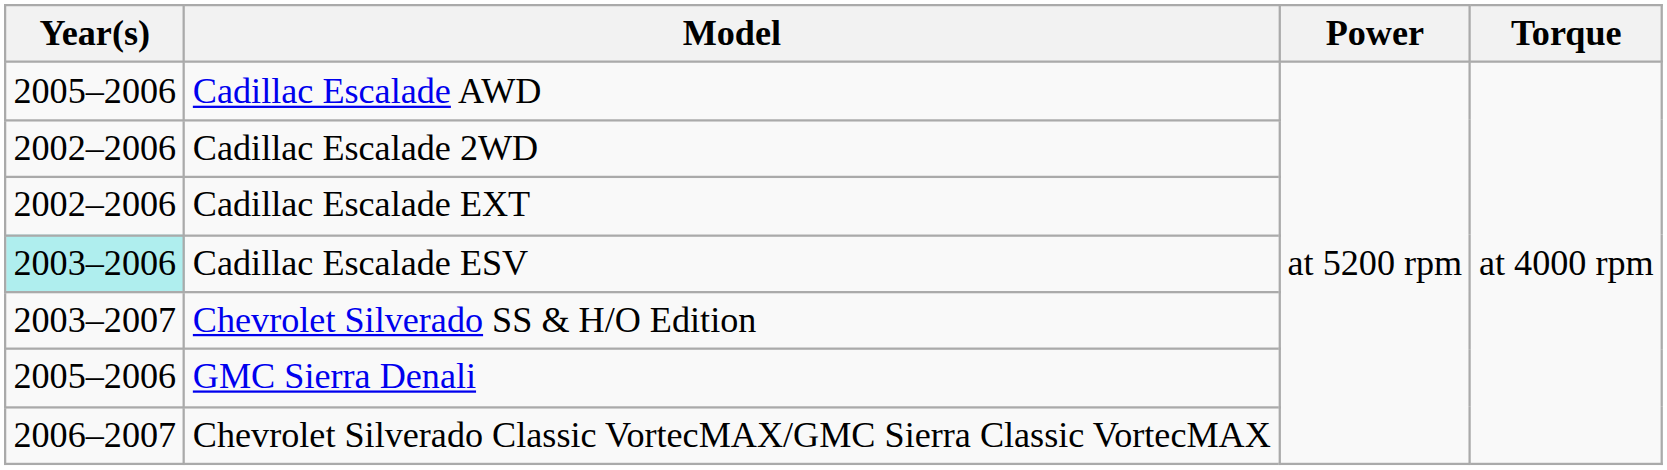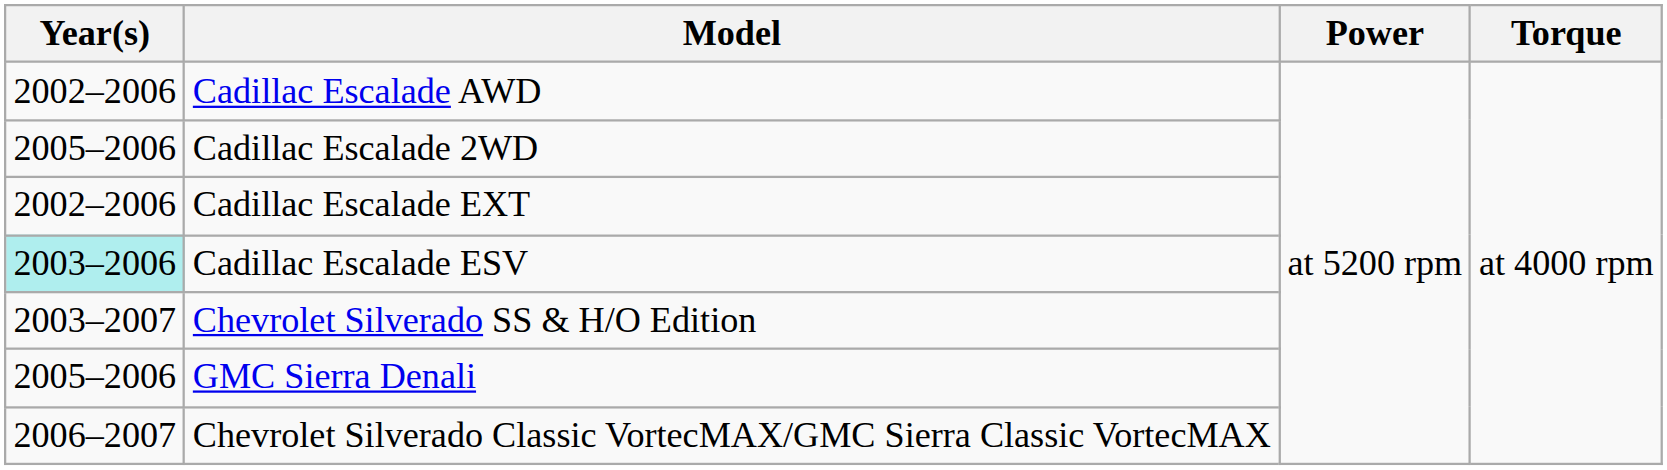(95, 90) 2005–2006 -> (95, 90) 2002–2006
(95, 147) 2002–2006 -> (95, 147) 2005–2006
